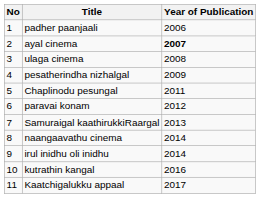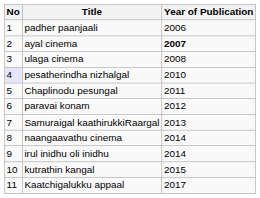(9, 75) no background -> (9, 75) lavender background
(175, 75) 2009 -> (175, 75) 2010
(175, 169) 2016 -> (175, 169) 2015
